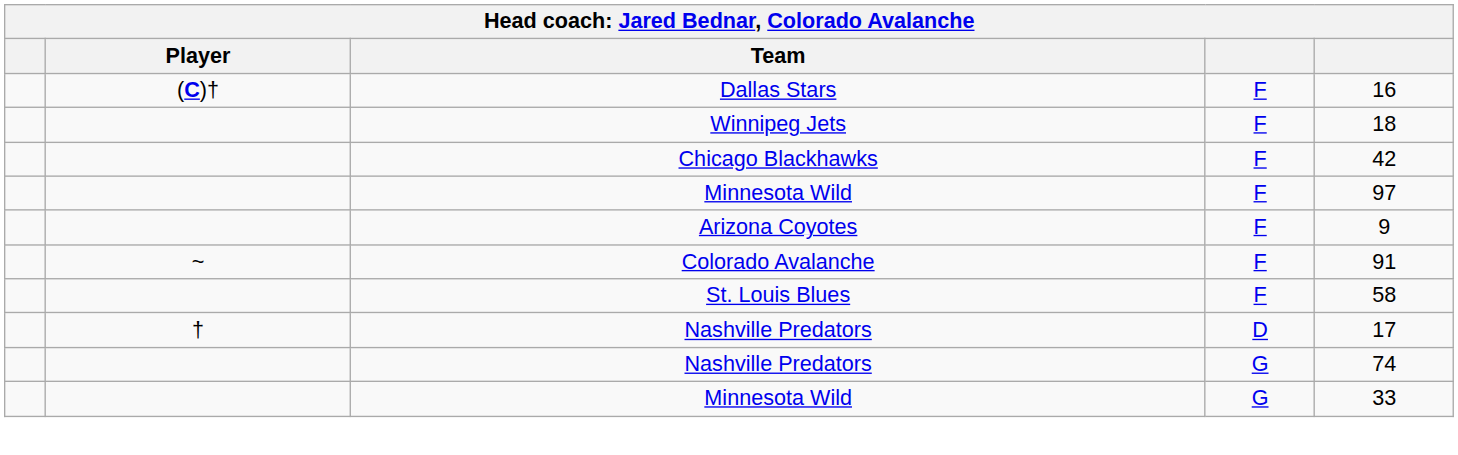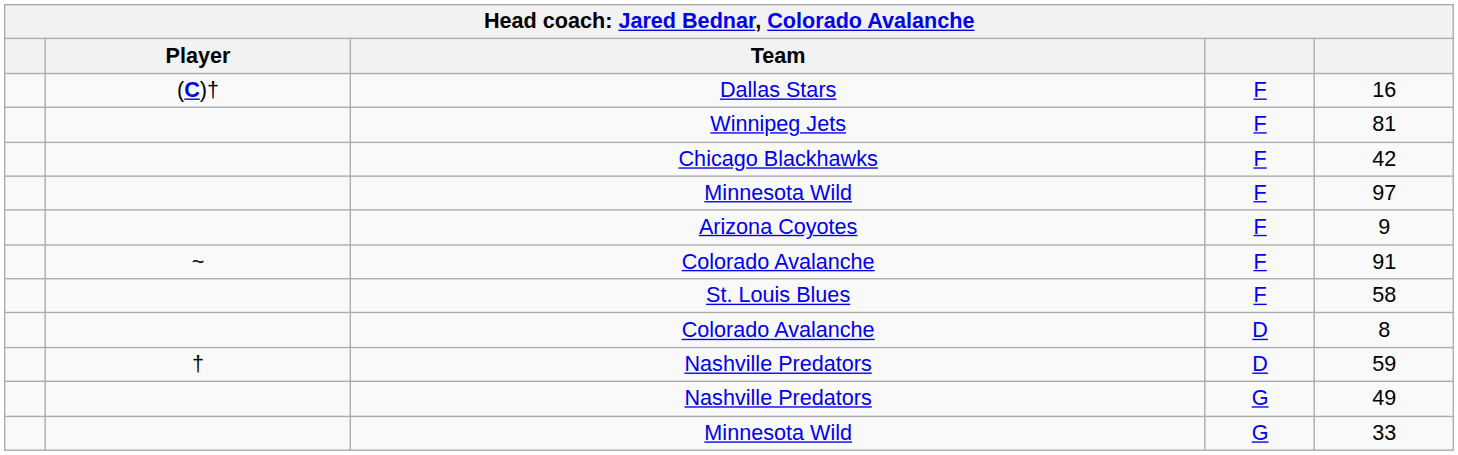(1384, 124) 18 -> (1384, 124) 81
+ row: (778, 329)
(1384, 329) 17 -> (1384, 364) 59
(1384, 364) 74 -> (1384, 398) 49
